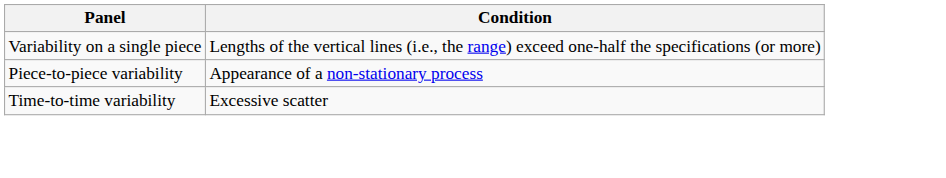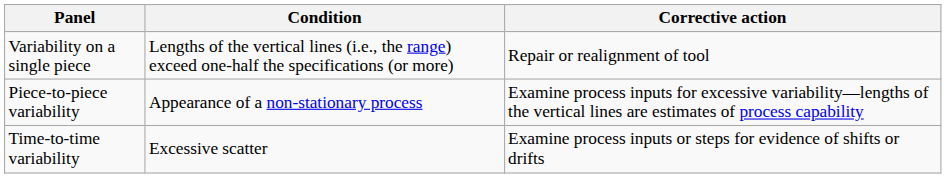+ column: (723, 18)
